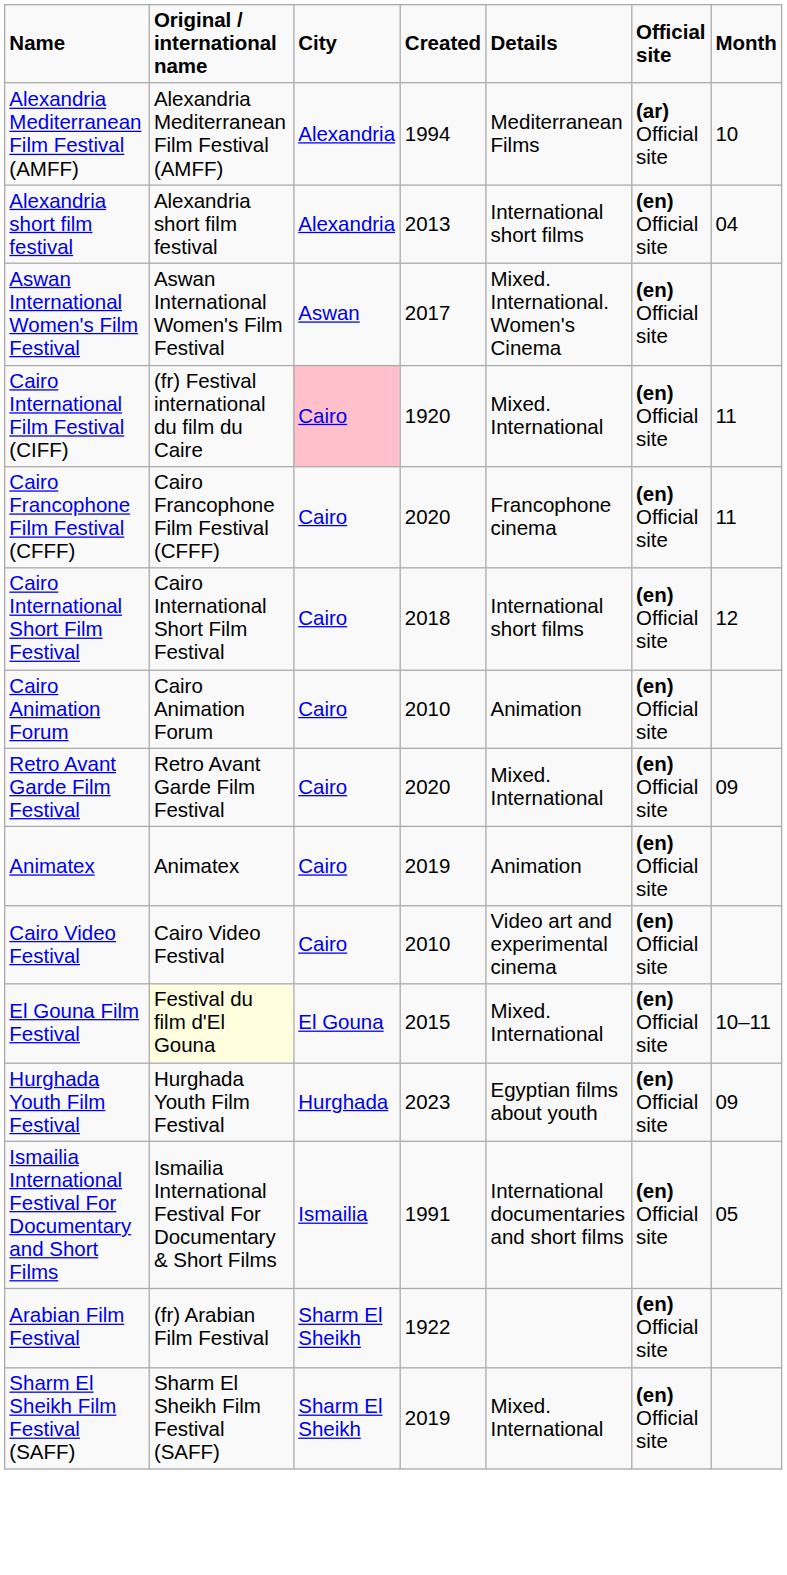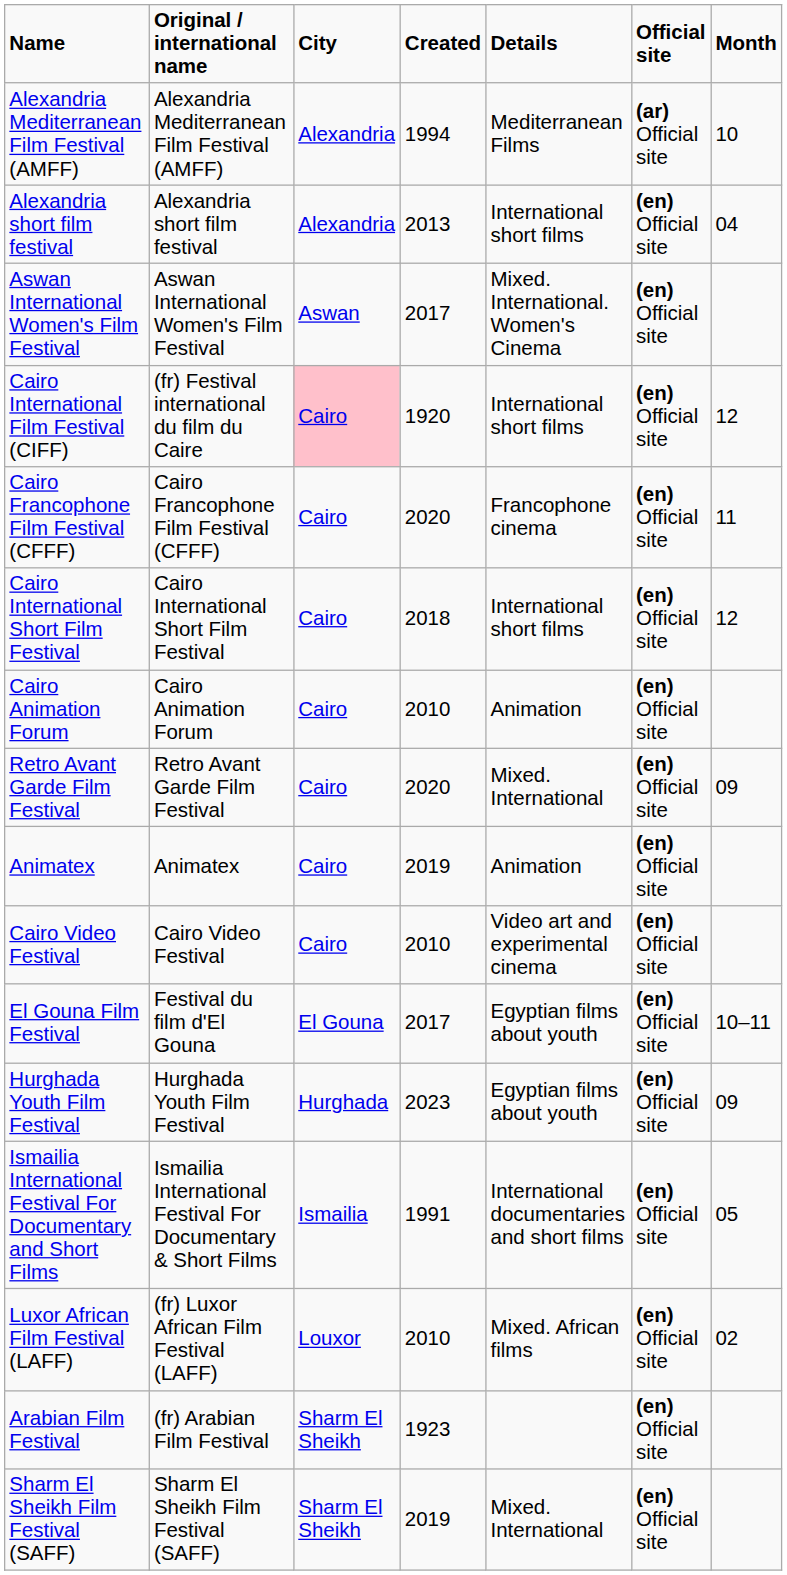(547, 415) Mixed. International -> (547, 415) International short films
(726, 415) 11 -> (727, 415) 12
(203, 1023) lightyellow background -> (203, 1023) no background
(428, 1023) 2015 -> (428, 1023) 2017
(547, 1023) Mixed. International -> (554, 1023) Egyptian films about youth
+ row: (69, 1339)
(428, 1327) 1922 -> (428, 1429) 1923
